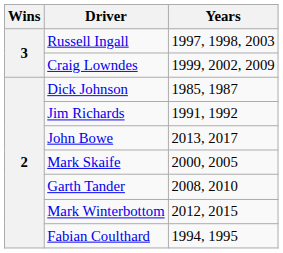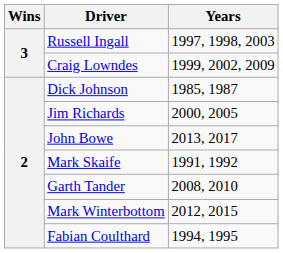(205, 114) 1991, 1992 -> (205, 114) 2000, 2005
(205, 162) 2000, 2005 -> (205, 162) 1991, 1992
